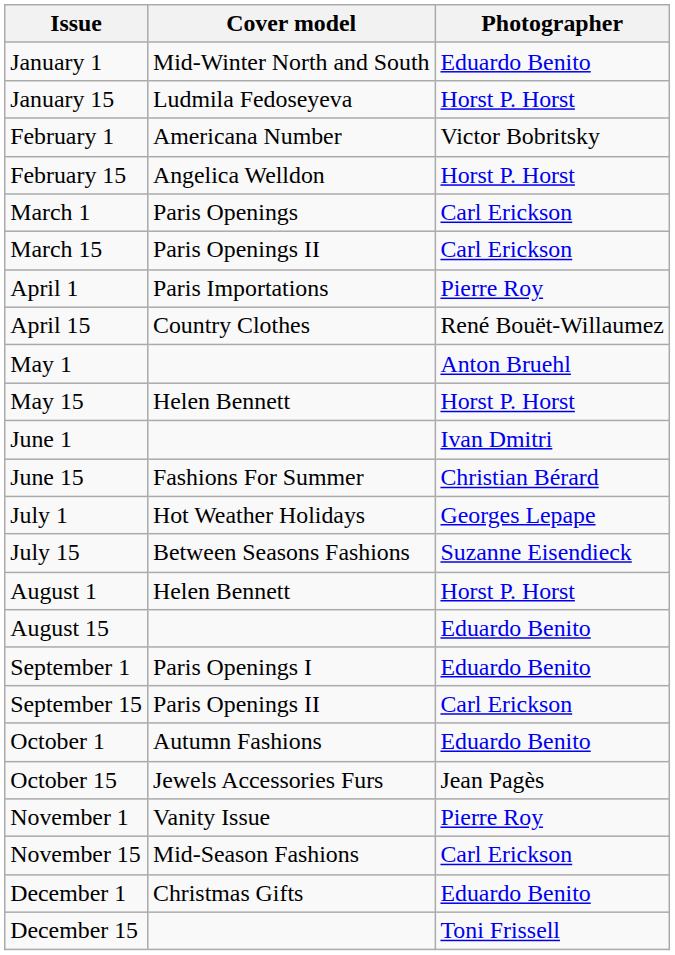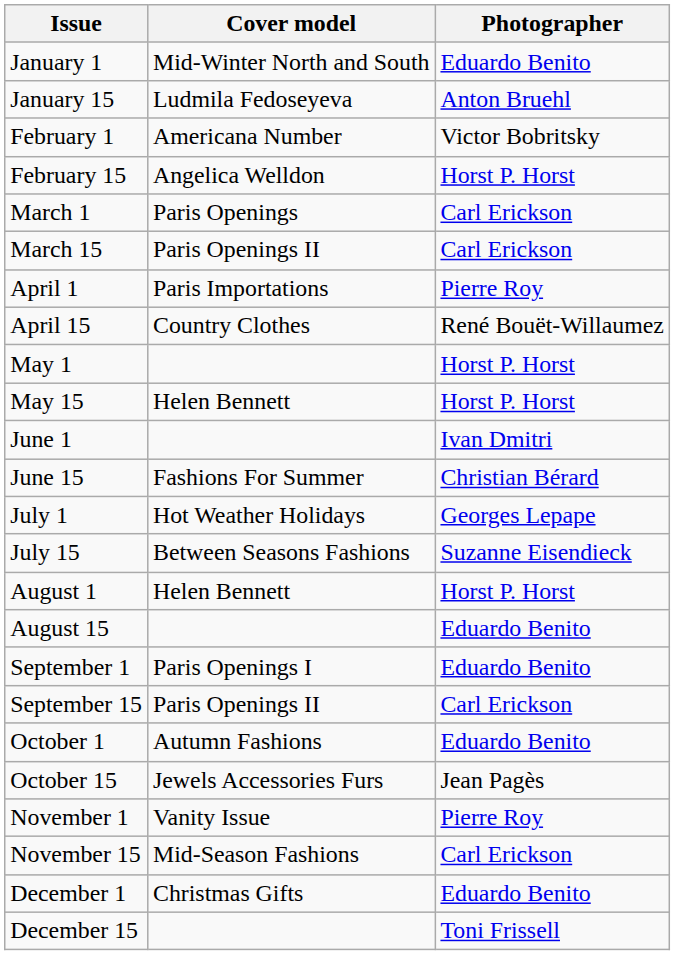(508, 99) Horst P. Horst -> (506, 99) Anton Bruehl
(506, 363) Anton Bruehl -> (508, 363) Horst P. Horst
